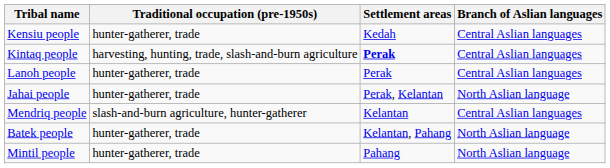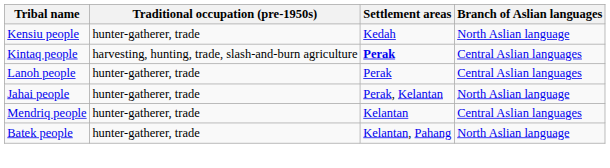(520, 34) Central Aslian languages -> (513, 34) North Aslian language
(200, 113) slash-and-burn agriculture, hunter-gatherer -> (146, 113) hunter-gatherer, trade
- row: (41, 152)
